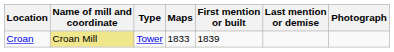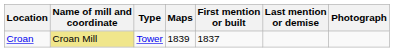(179, 39) 1833 -> (179, 39) 1839
(208, 39) 1839 -> (208, 39) 1837
